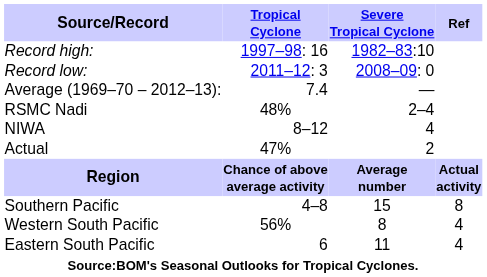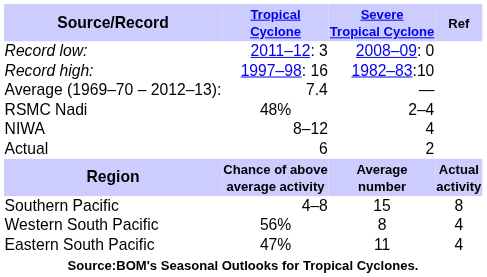rows swapped: (49, 51) <-> (46, 70)
(276, 149) 47% -> (323, 149) 6
(323, 245) 6 -> (276, 245) 47%
